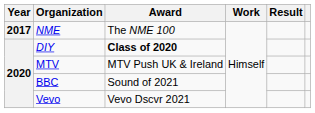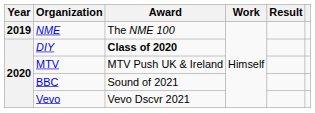(19, 30) 2017 -> (19, 30) 2019
